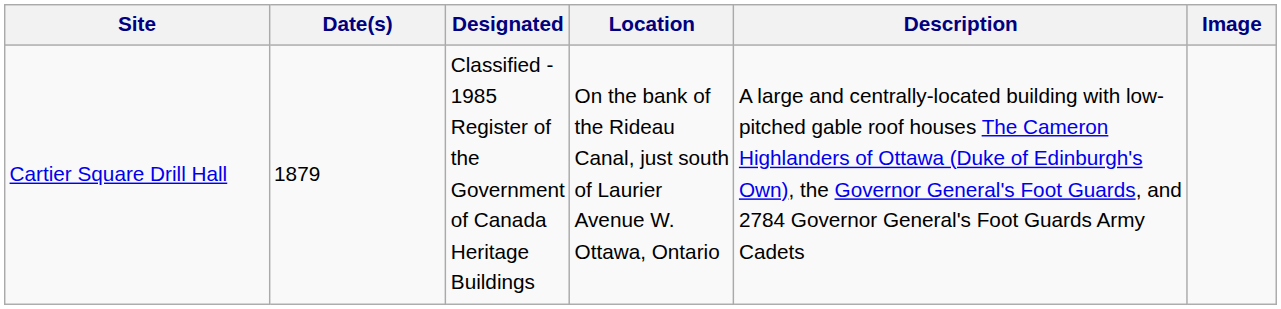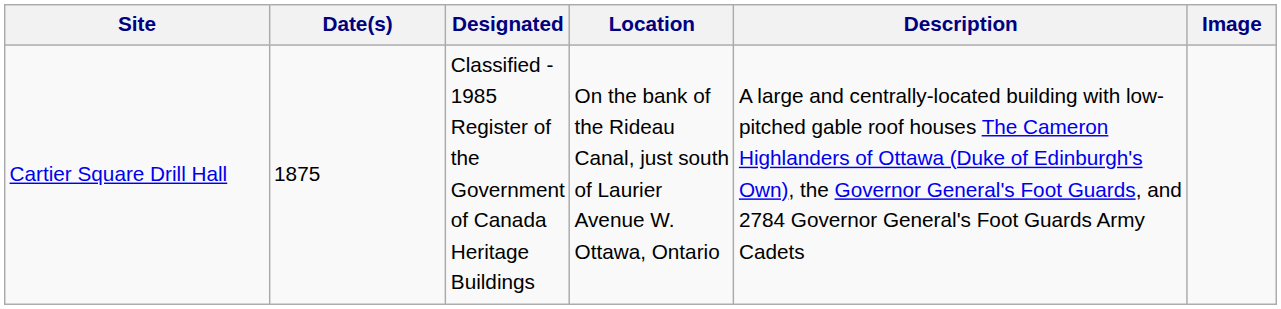(297, 174) 1879 -> (297, 174) 1875
